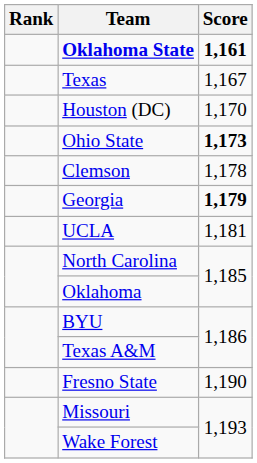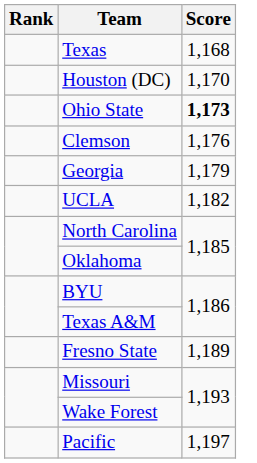- row: (128, 49)
(225, 79) 1,167 -> (208, 49) 1,168
(225, 170) 1,178 -> (208, 140) 1,176
(225, 200) bold -> (208, 170) normal
(225, 230) 1,181 -> (208, 200) 1,182
(225, 381) 1,190 -> (208, 351) 1,189
+ row: (89, 442)
